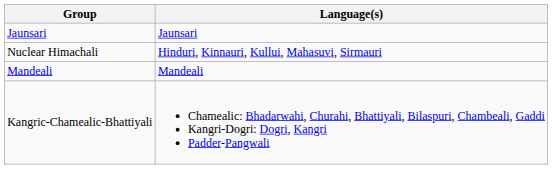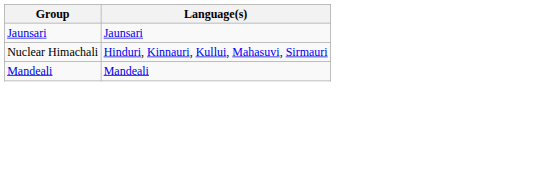- row: (80, 122)
